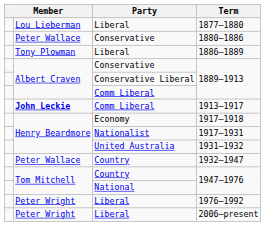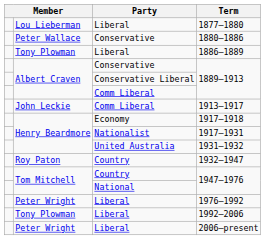(43, 106) bold -> (43, 106) normal
(48, 160) Peter Wallace -> (38, 160) Roy Paton
+ row: (112, 214)
